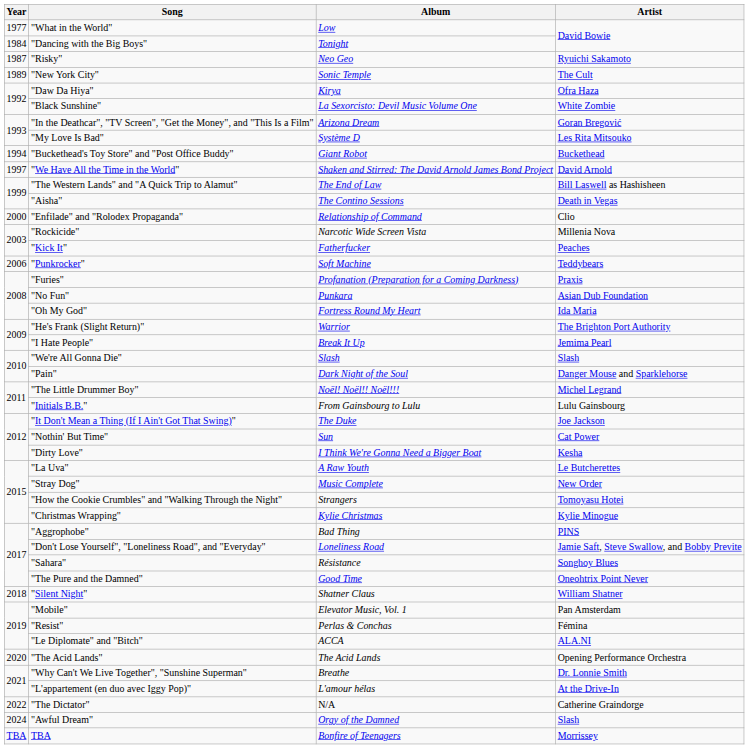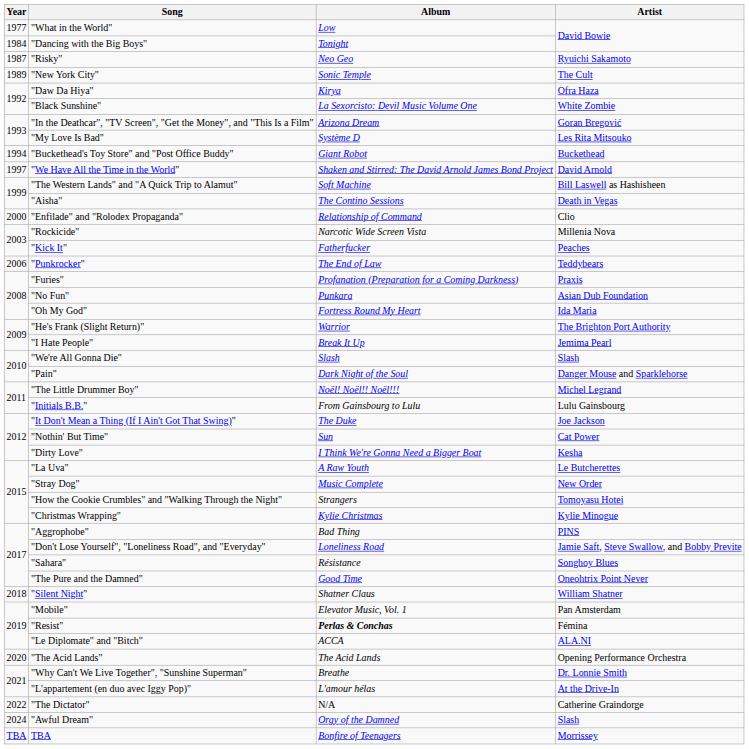(350, 185) The End of Law -> (345, 185) Soft Machine
(345, 264) Soft Machine -> (350, 264) The End of Law
(355, 625) normal -> (355, 625) bold
